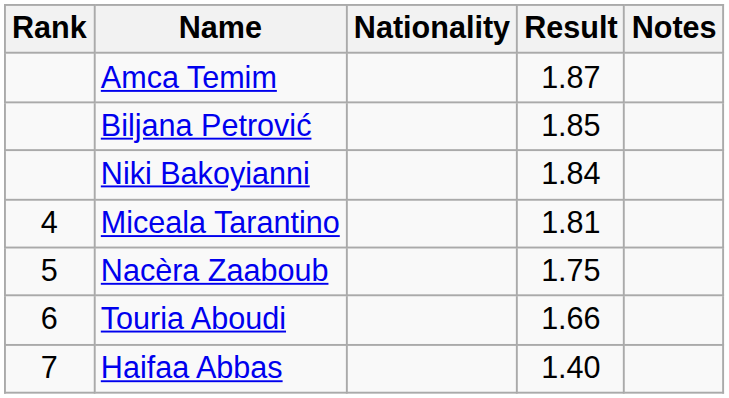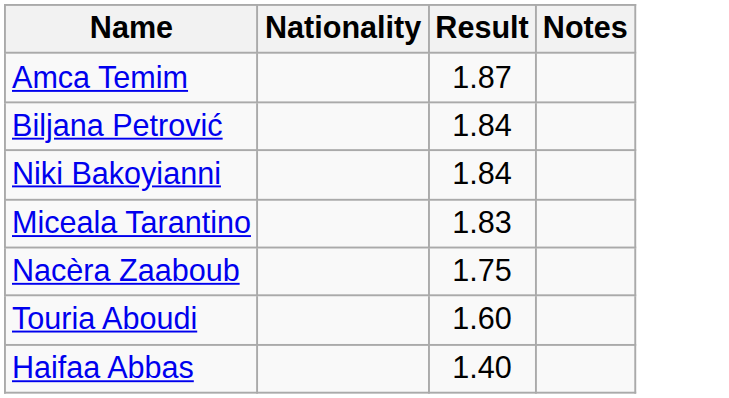- column: (49, 28)
(571, 125) 1.85 -> (482, 125) 1.84
(571, 222) 1.81 -> (482, 222) 1.83
(571, 319) 1.66 -> (482, 319) 1.60
